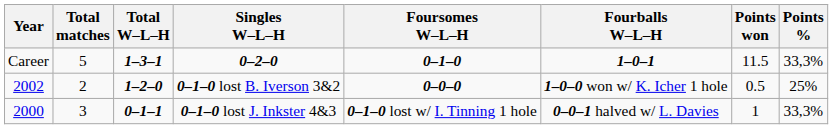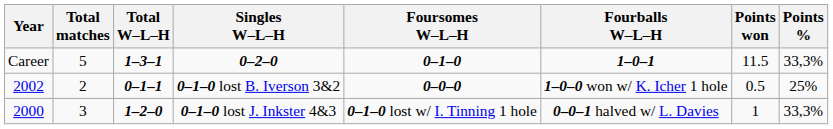(143, 86) 1–2–0 -> (143, 86) 0–1–1
(143, 111) 0–1–1 -> (143, 111) 1–2–0
